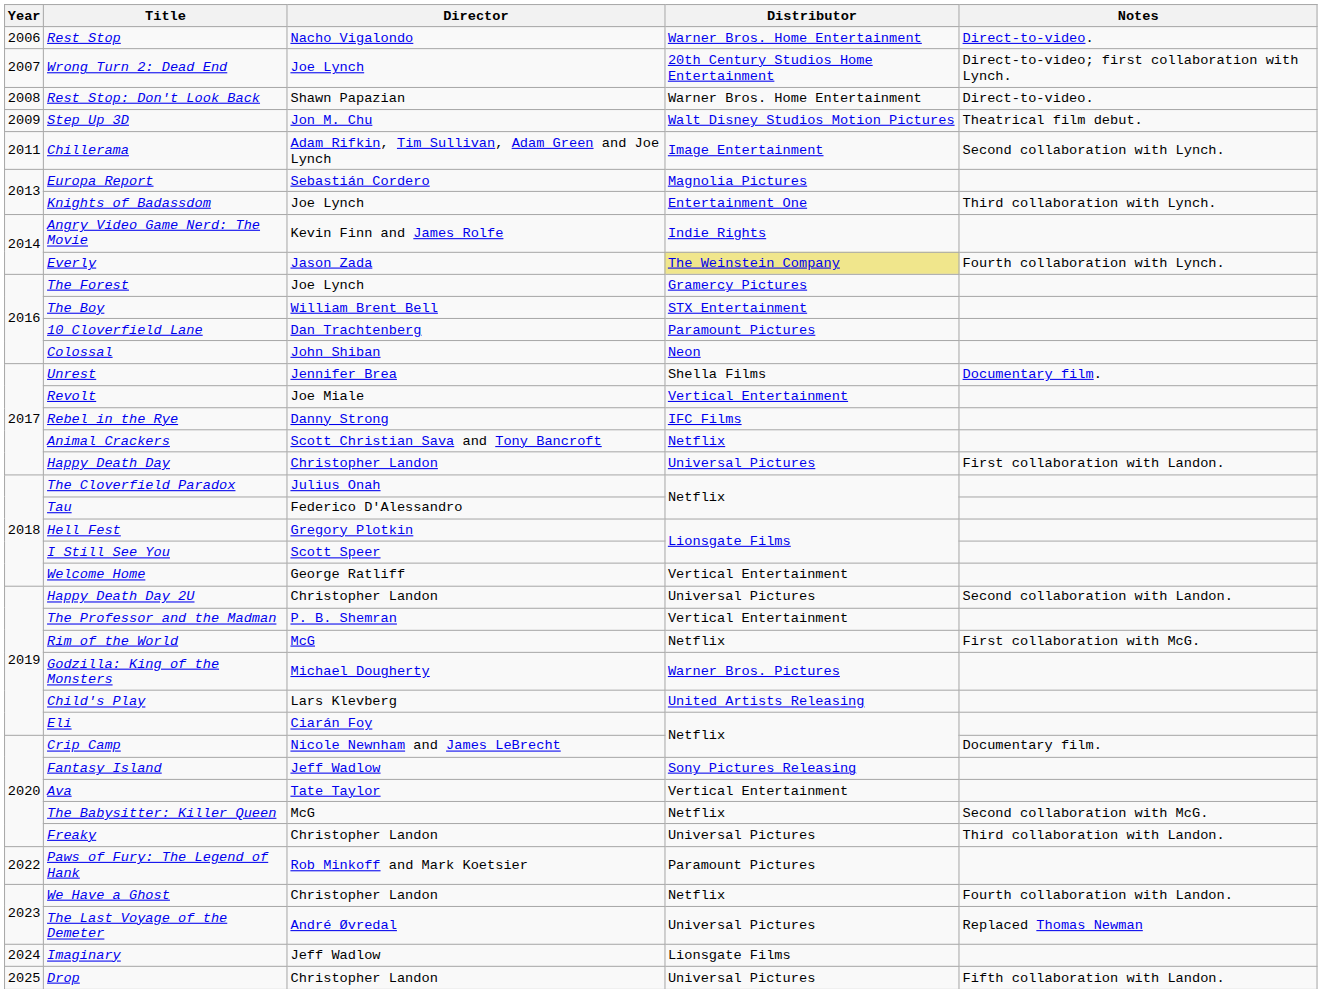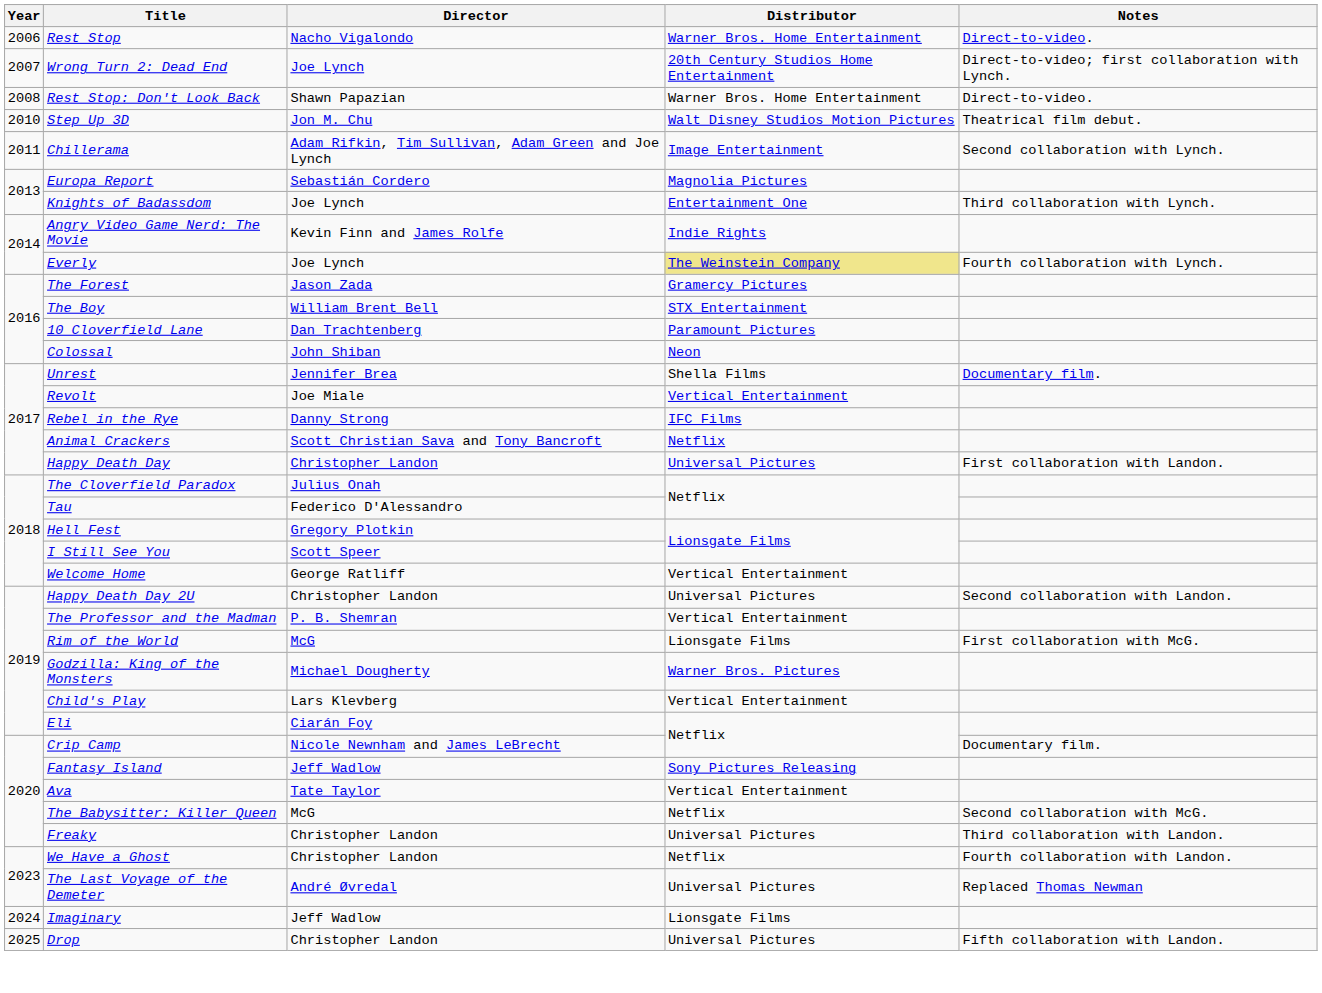(24, 120) 2009 -> (24, 120) 2010
(331, 263) Jason Zada -> (327, 263) Joe Lynch
(327, 285) Joe Lynch -> (331, 285) Jason Zada
(697, 641) Netflix -> (729, 641) Lionsgate Films
(766, 702) United Artists Releasing -> (758, 702) Vertical Entertainment
- row: (158, 865)
